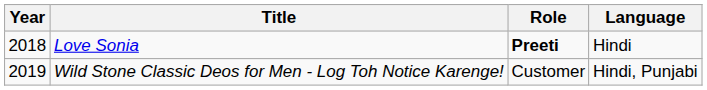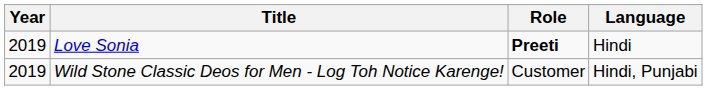(27, 44) 2018 -> (27, 44) 2019
